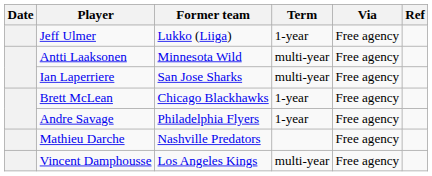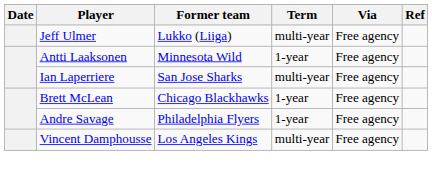(291, 35) 1-year -> (302, 35) multi-year
(302, 56) multi-year -> (291, 56) 1-year
- row: (82, 139)
